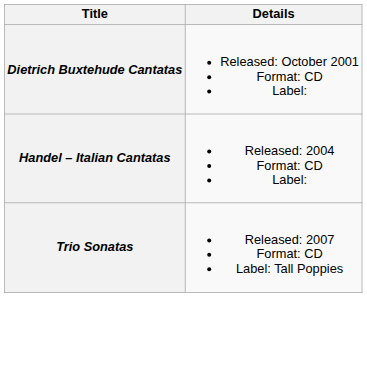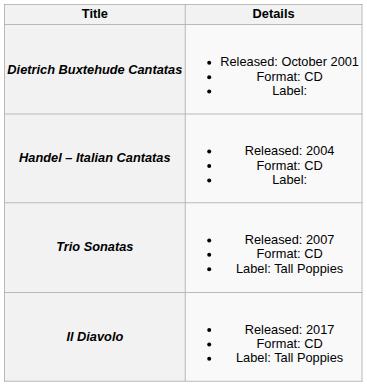+ row: (95, 336)
